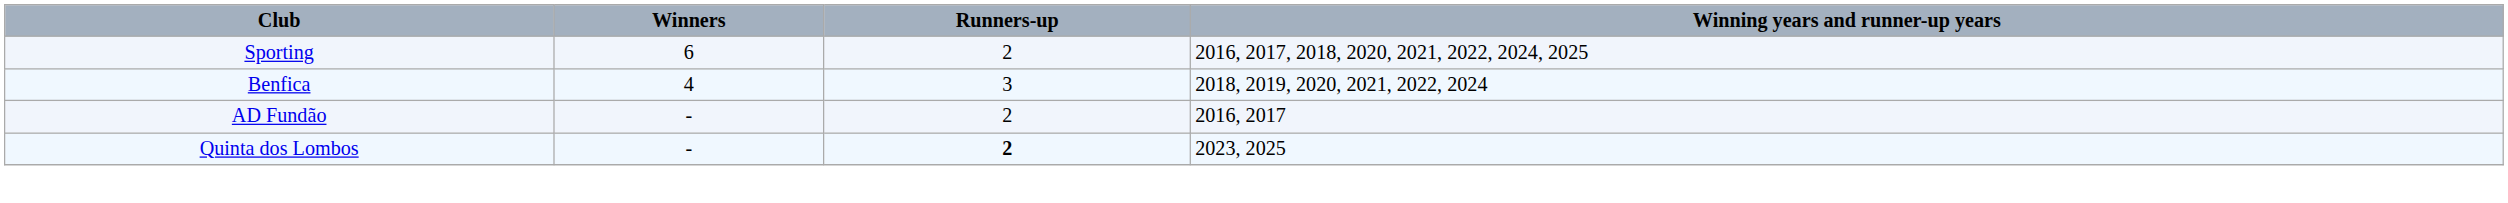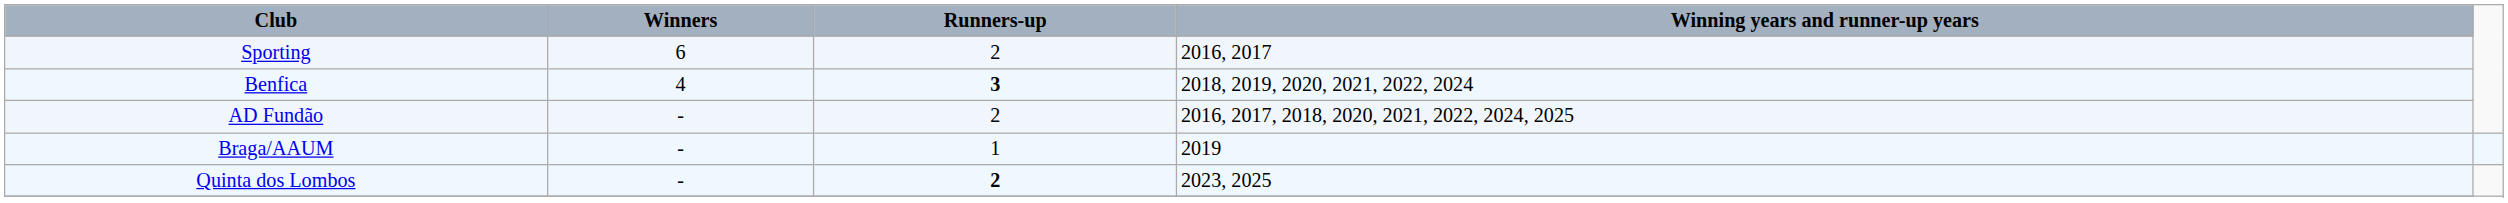(1392, 52) 2016, 2017, 2018, 2020, 2021, 2022, 2024, 2025 -> (1226, 52) 2016, 2017
(1007, 84) normal -> (995, 84) bold
(1241, 116) 2016, 2017 -> (1378, 116) 2016, 2017, 2018, 2020, 2021, 2022, 2024, 2025
+ row: (276, 148)
